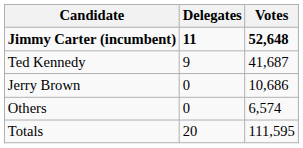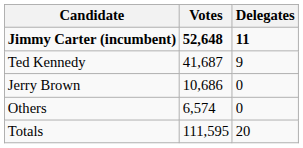columns swapped: (272, 16) <-> (212, 16)
